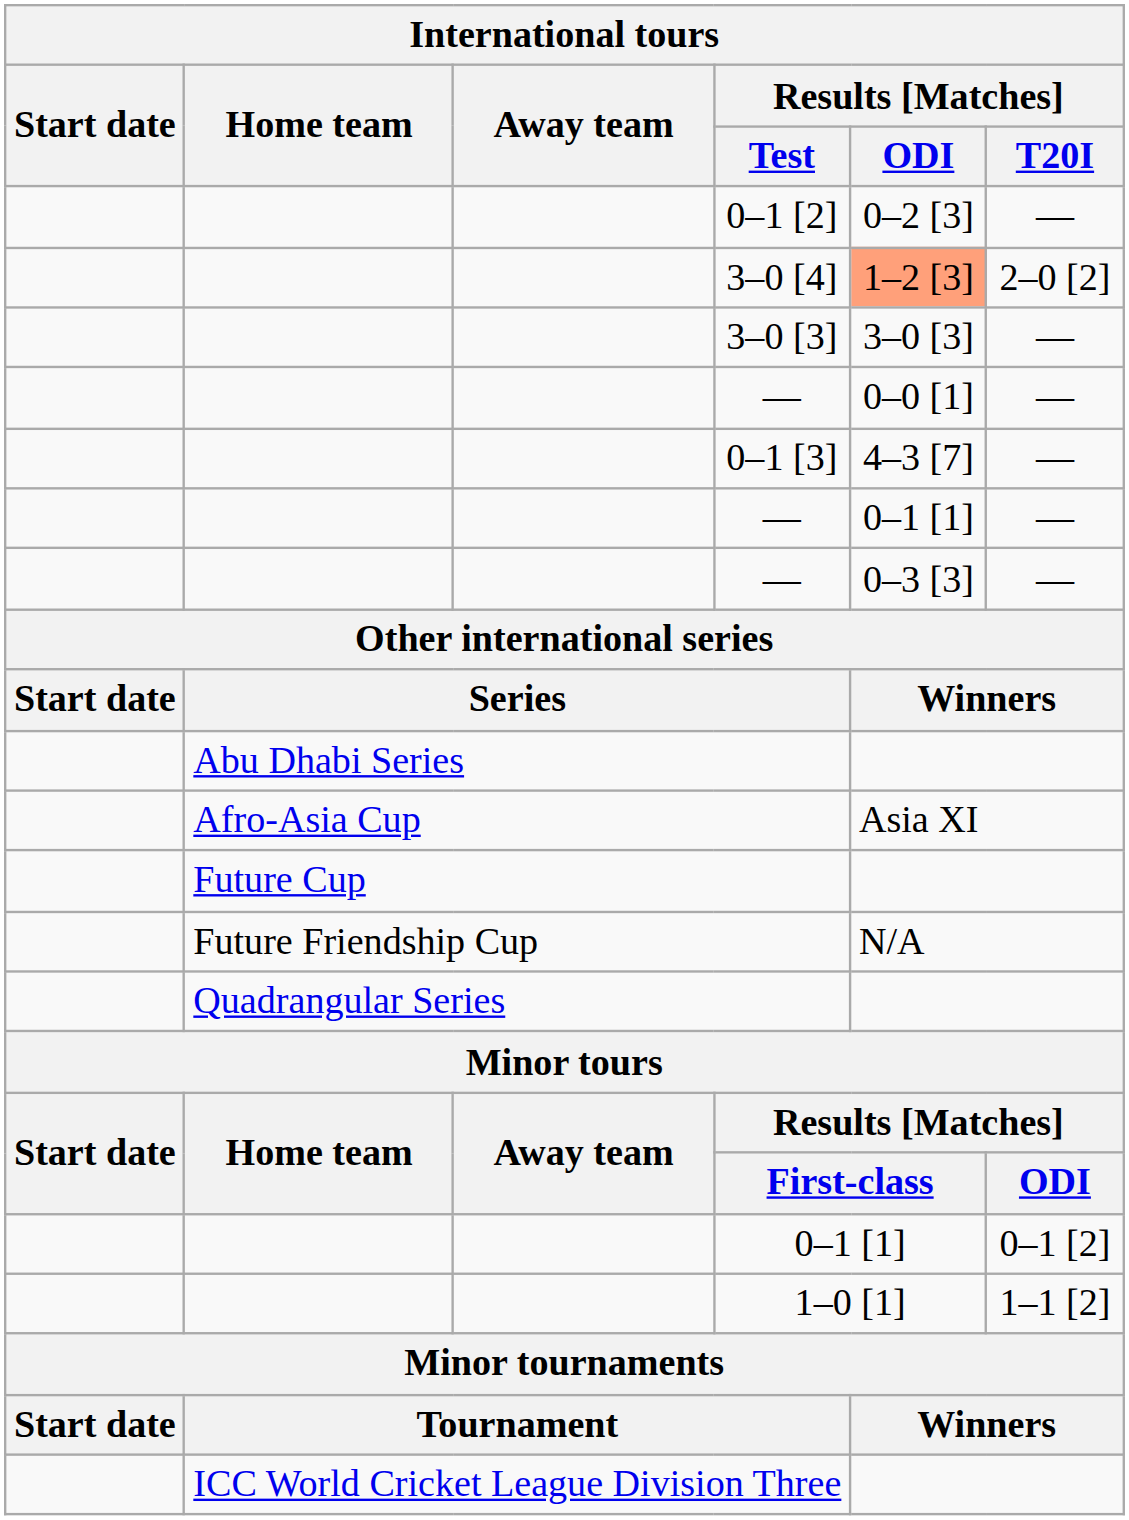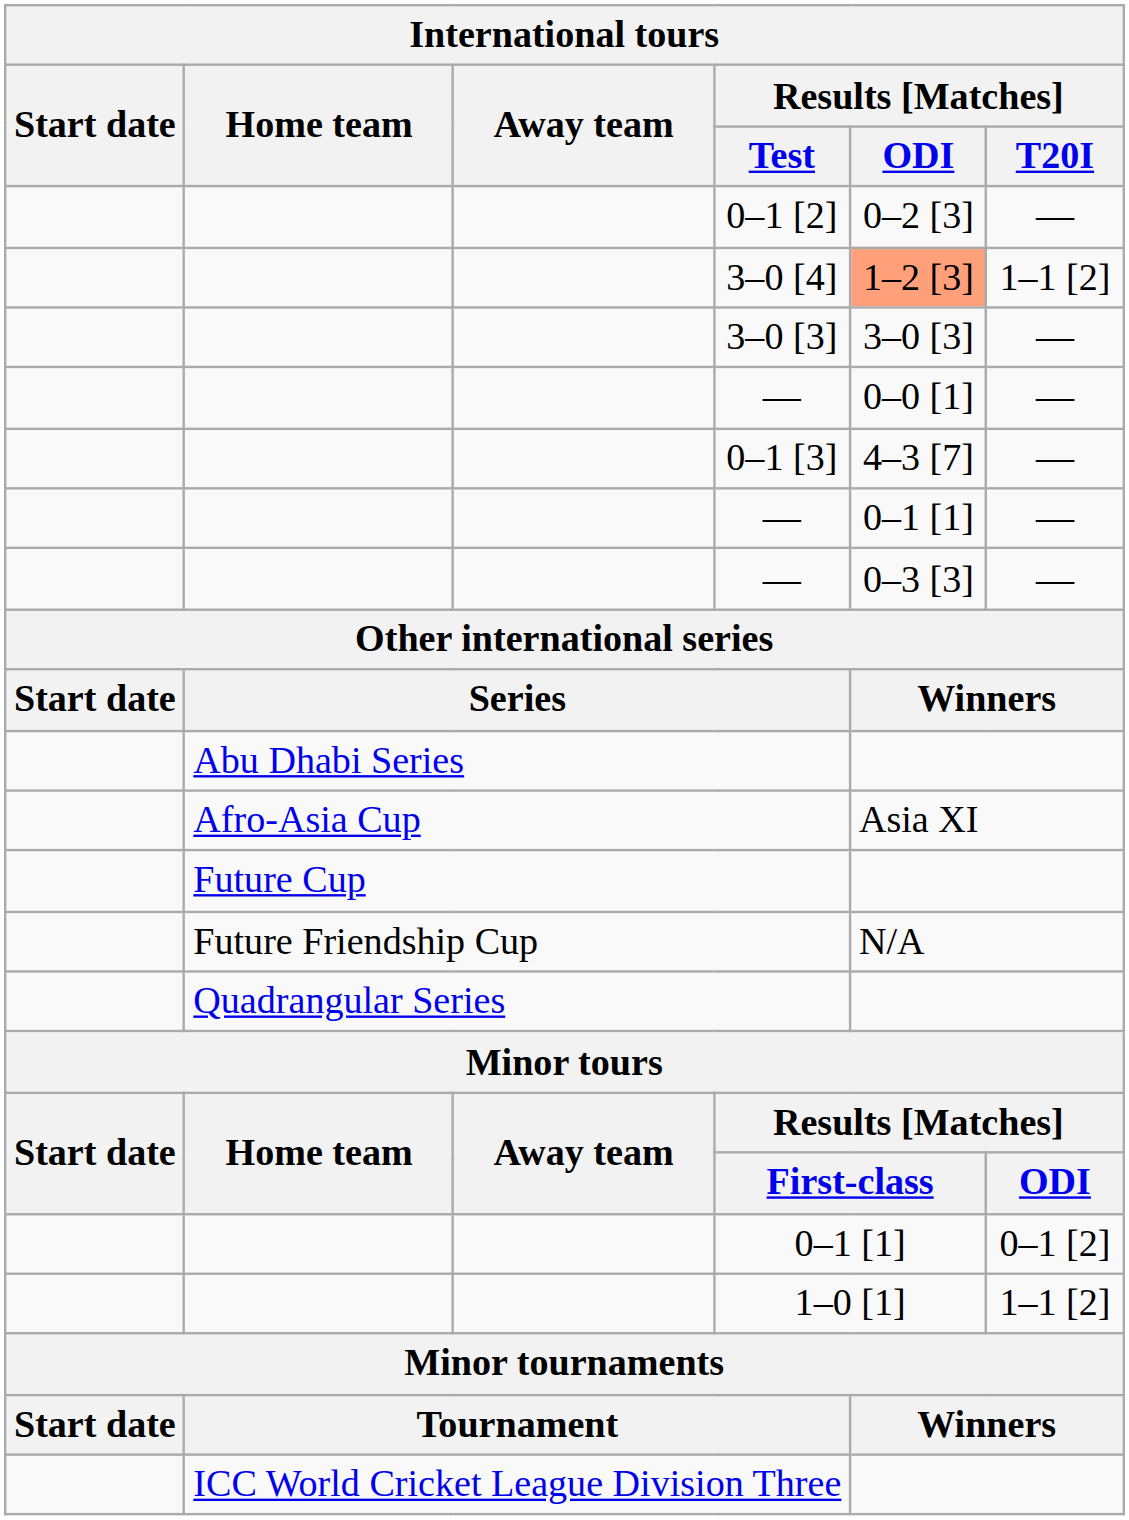(1055, 276) 2–0 [2] -> (1055, 276) 1–1 [2]
